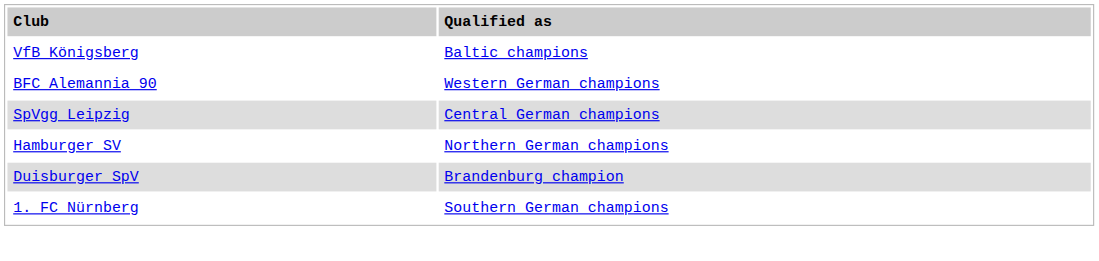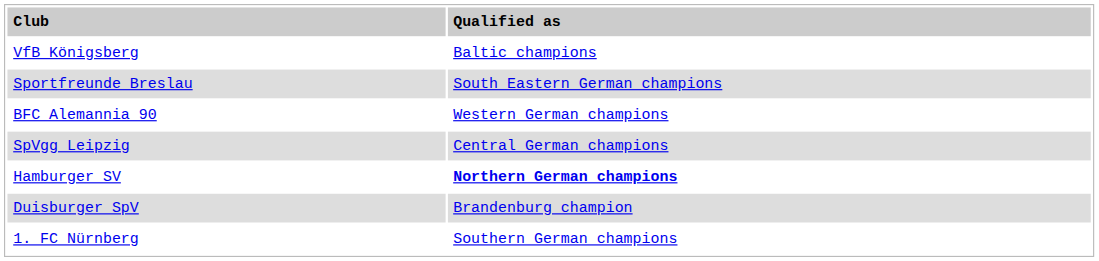+ row: (103, 84)
(556, 146) normal -> (565, 177) bold
